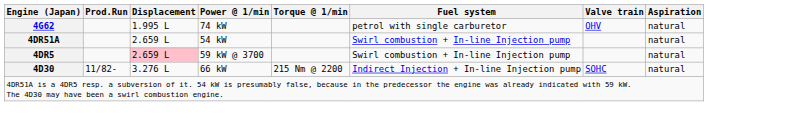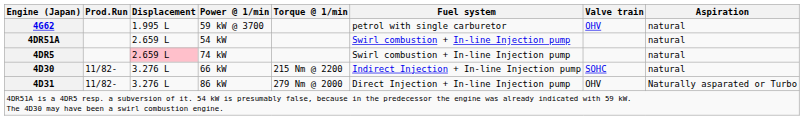(213, 26) 74 kW -> (232, 26) 59 kW @ 3700
(232, 55) 59 kW @ 3700 -> (213, 55) 74 kW
+ row: (44, 84)
